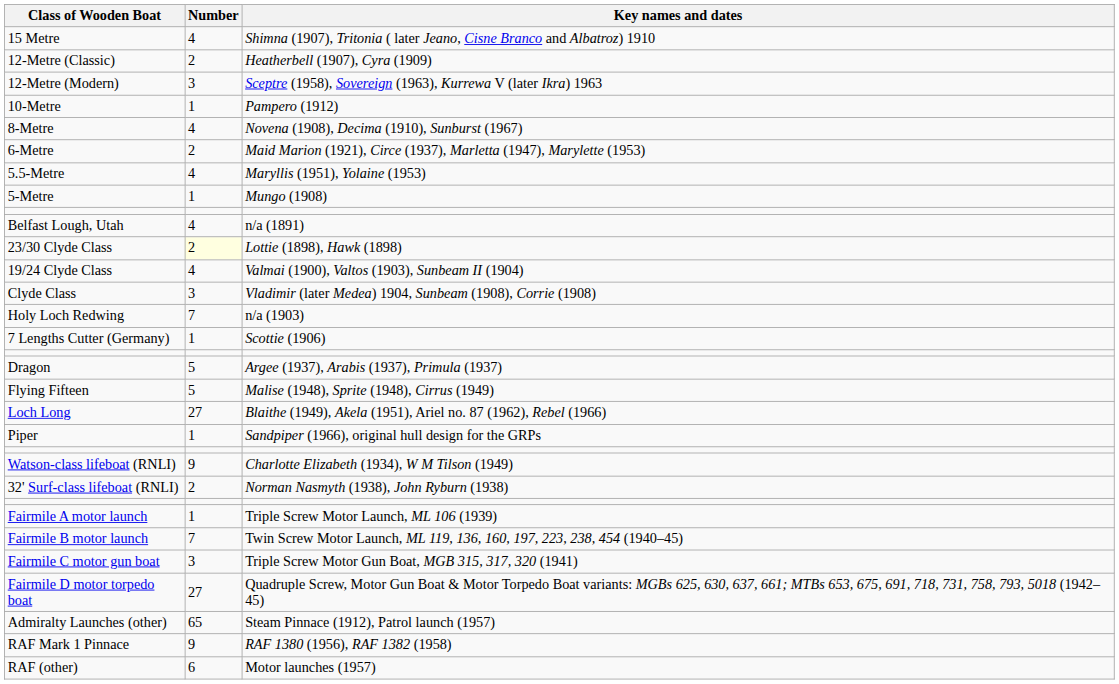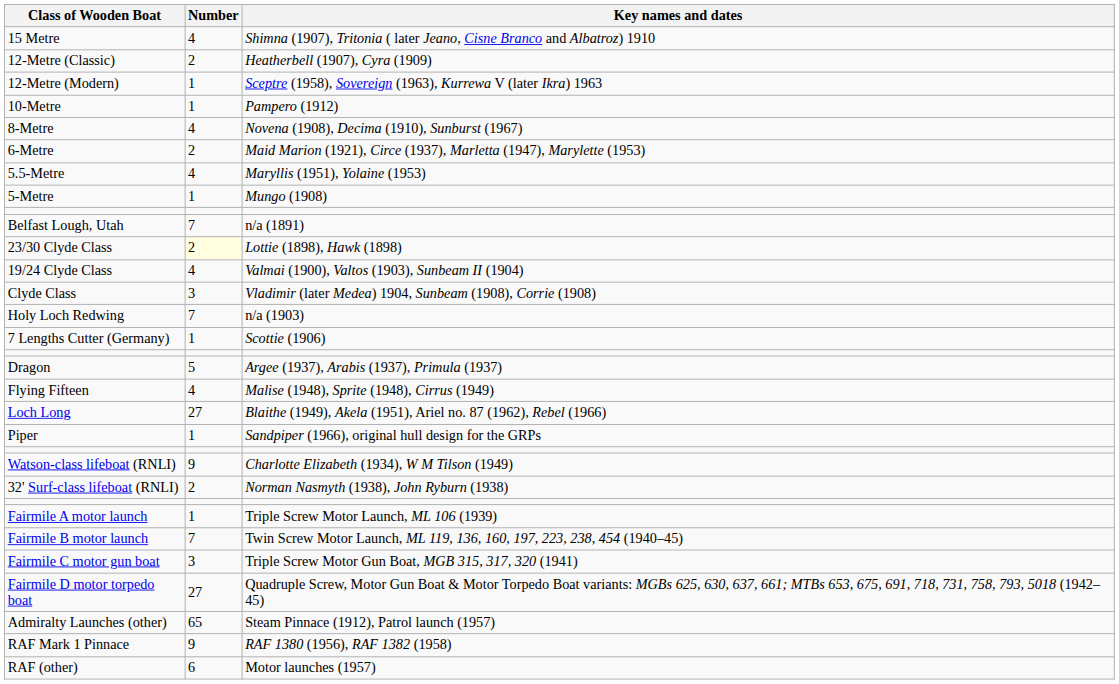(192, 83) 3 -> (192, 83) 1
(192, 225) 4 -> (192, 225) 7
(192, 390) 5 -> (192, 390) 4
